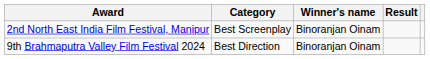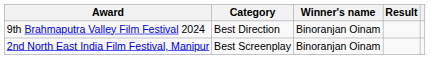rows swapped: (106, 46) <-> (108, 29)
